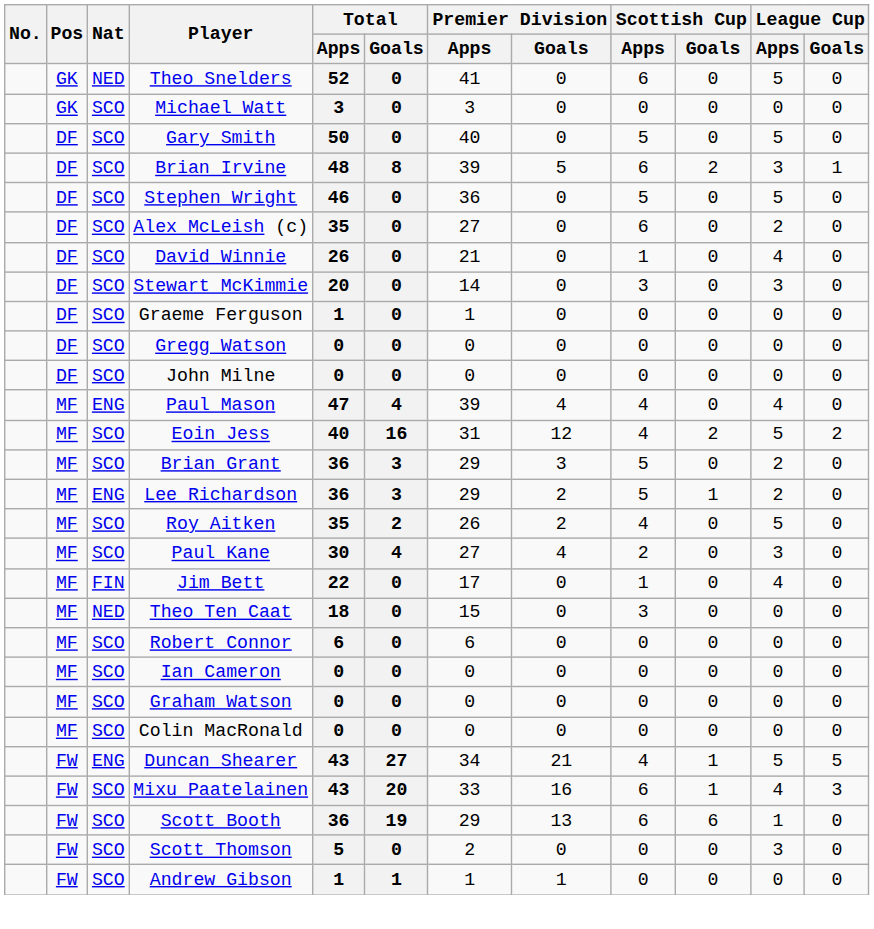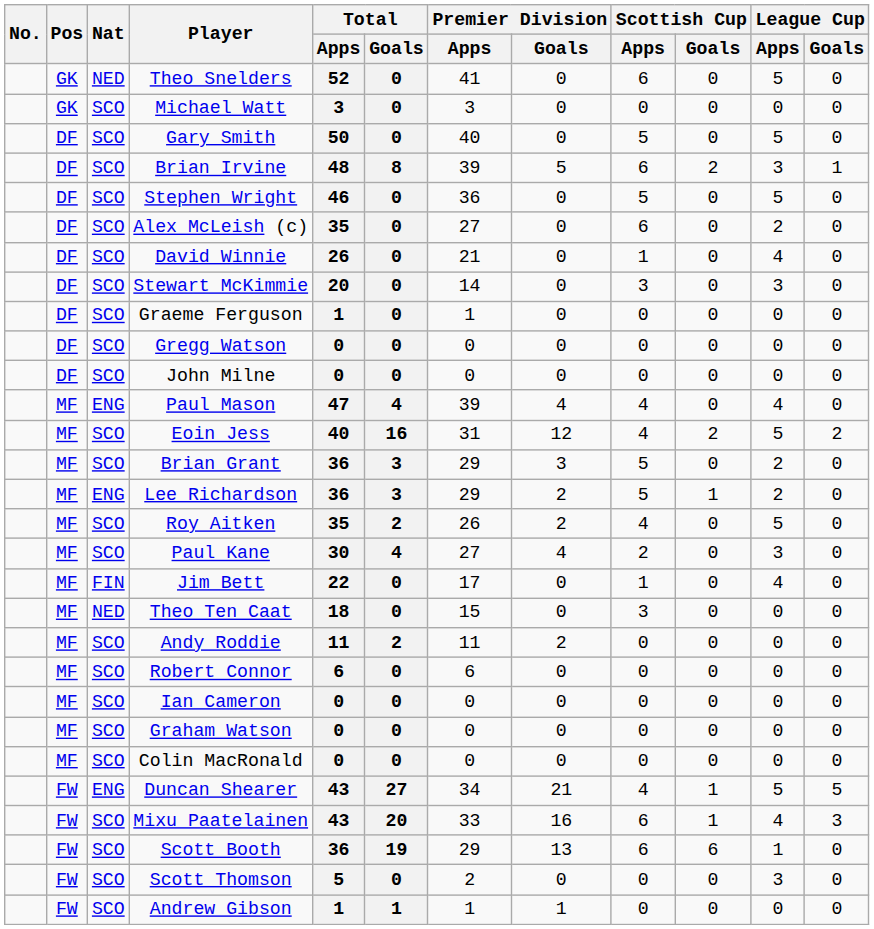+ row: (221, 642)
